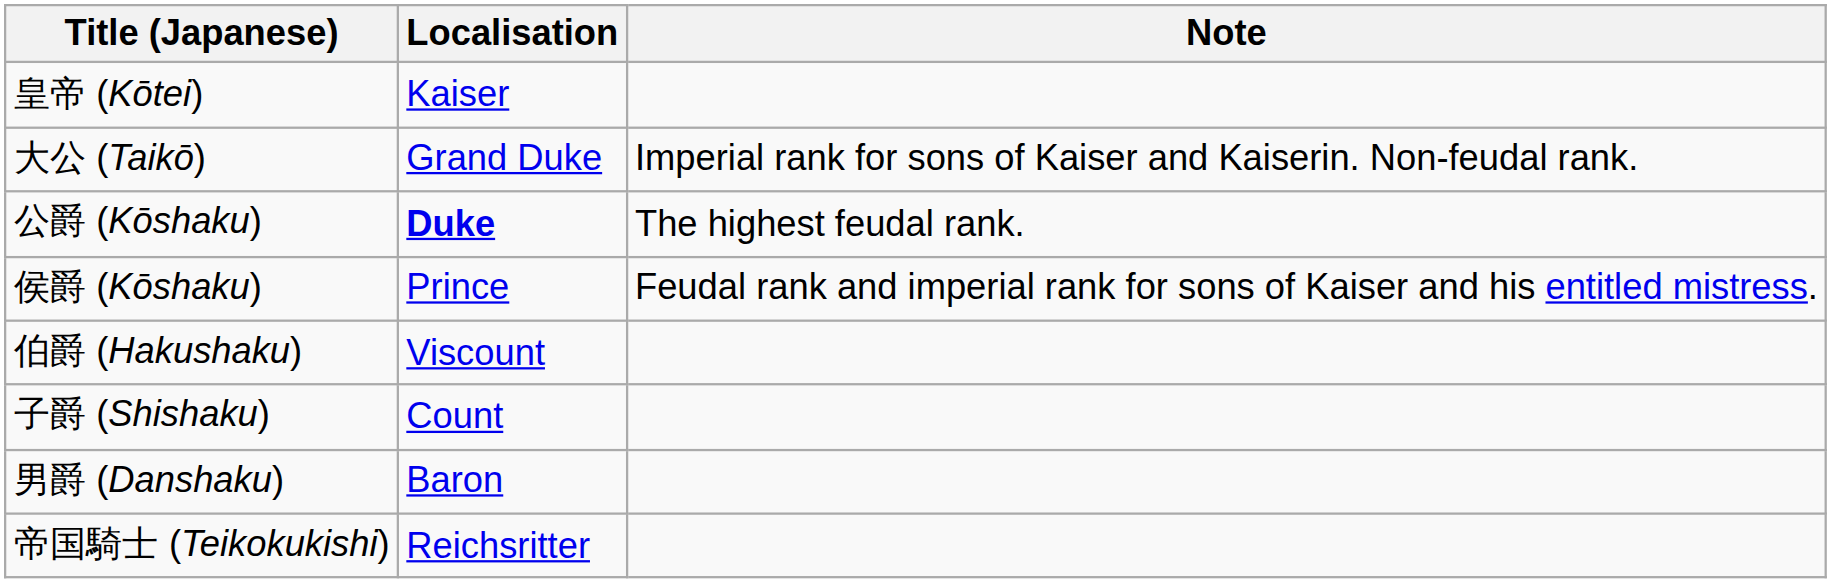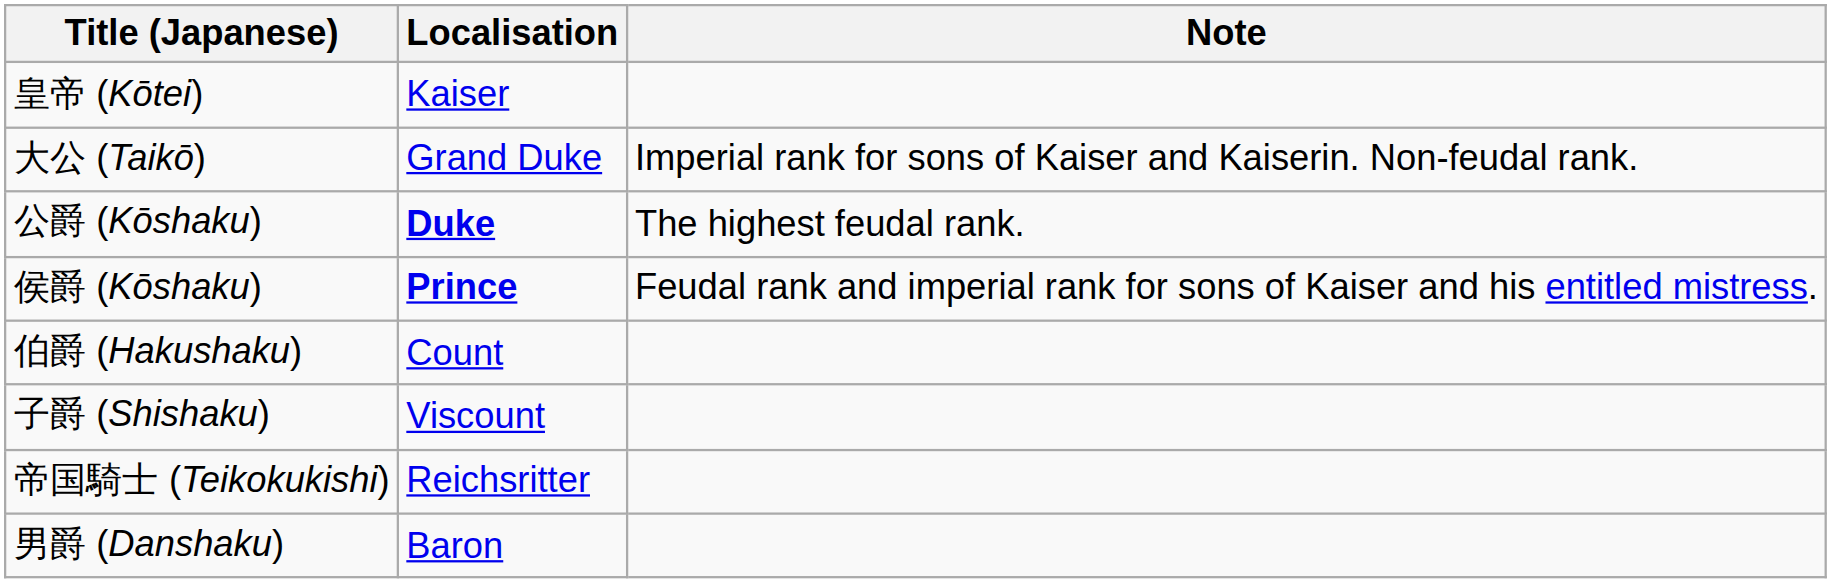(458, 287) normal -> (462, 287) bold
(476, 351) Viscount -> (455, 351) Count
(455, 416) Count -> (476, 416) Viscount
rows swapped: (149, 479) <-> (202, 544)
